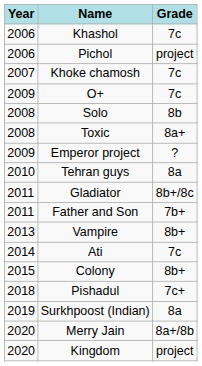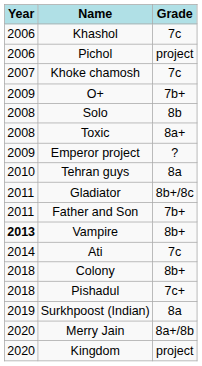(175, 93) 7c -> (175, 93) 7b+
(21, 232) normal -> (21, 232) bold
(21, 271) 2015 -> (21, 271) 2018
